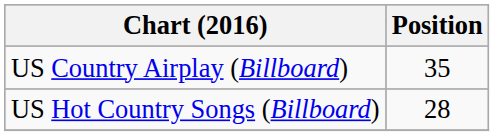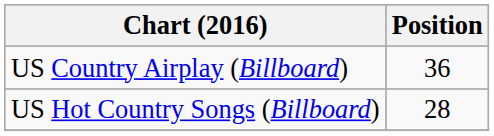(437, 67) 35 -> (437, 67) 36
